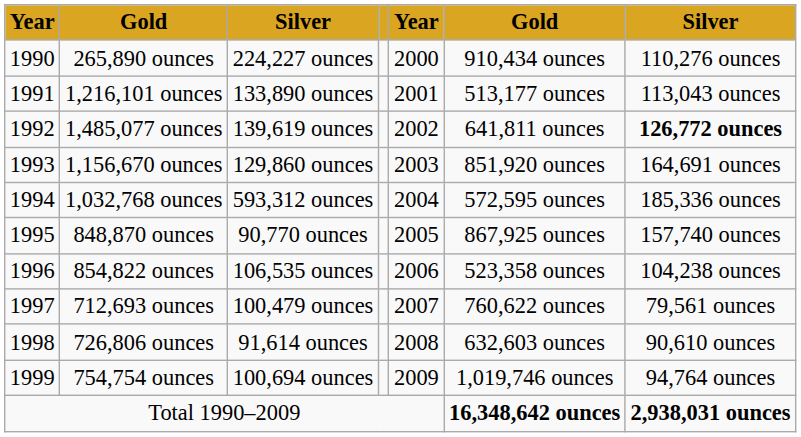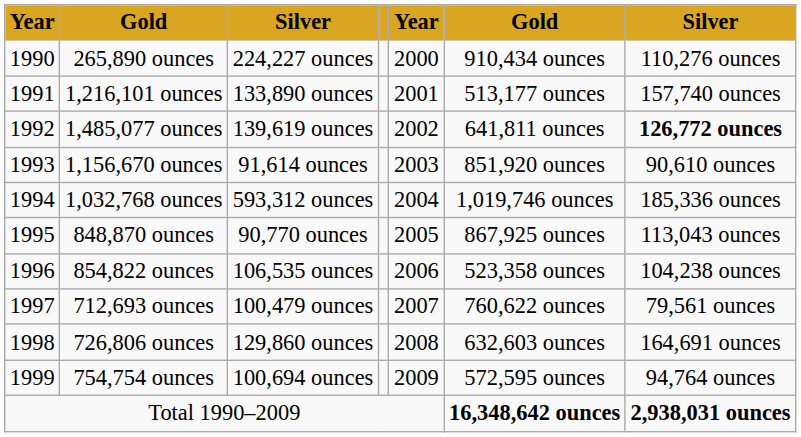(711, 93) 113,043 ounces -> (711, 93) 157,740 ounces
(303, 164) 129,860 ounces -> (303, 164) 91,614 ounces
(711, 164) 164,691 ounces -> (711, 164) 90,610 ounces
(535, 199) 572,595 ounces -> (535, 199) 1,019,746 ounces
(711, 235) 157,740 ounces -> (711, 235) 113,043 ounces
(303, 341) 91,614 ounces -> (303, 341) 129,860 ounces
(711, 341) 90,610 ounces -> (711, 341) 164,691 ounces
(535, 377) 1,019,746 ounces -> (535, 377) 572,595 ounces
